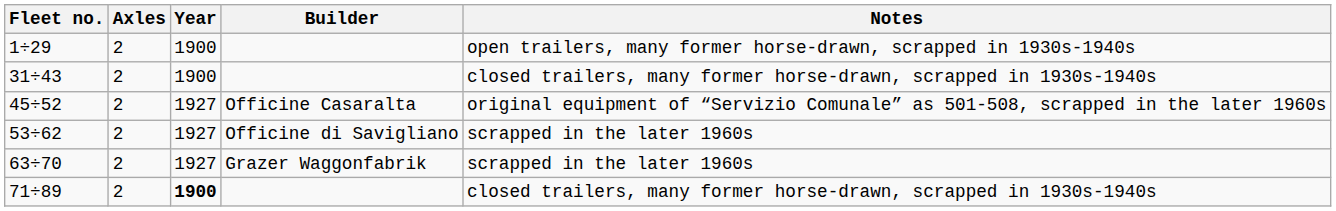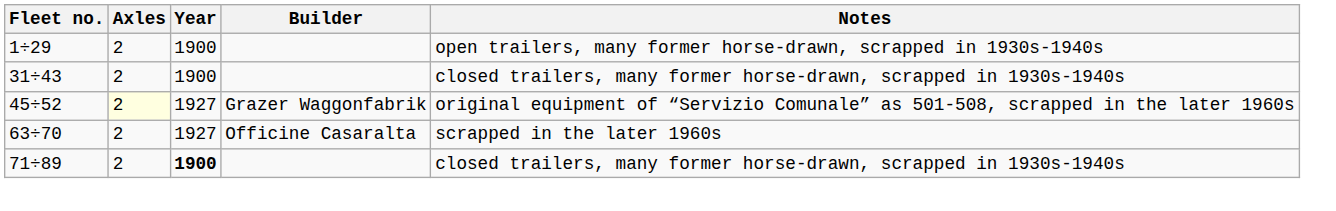(118, 106) no background -> (118, 106) lightyellow background
(321, 106) Officine Casaralta -> (326, 106) Grazer Waggonfabrik
- row: (35, 134)
(326, 163) Grazer Waggonfabrik -> (321, 134) Officine Casaralta
